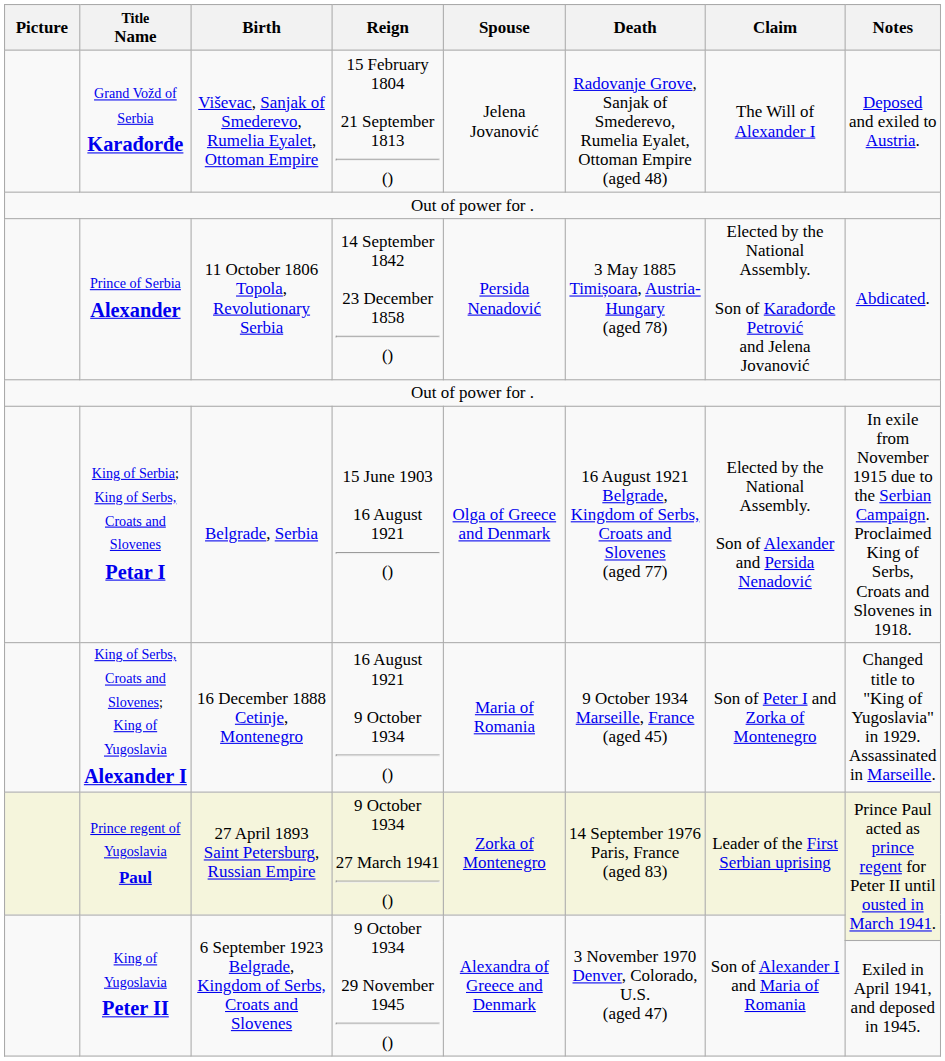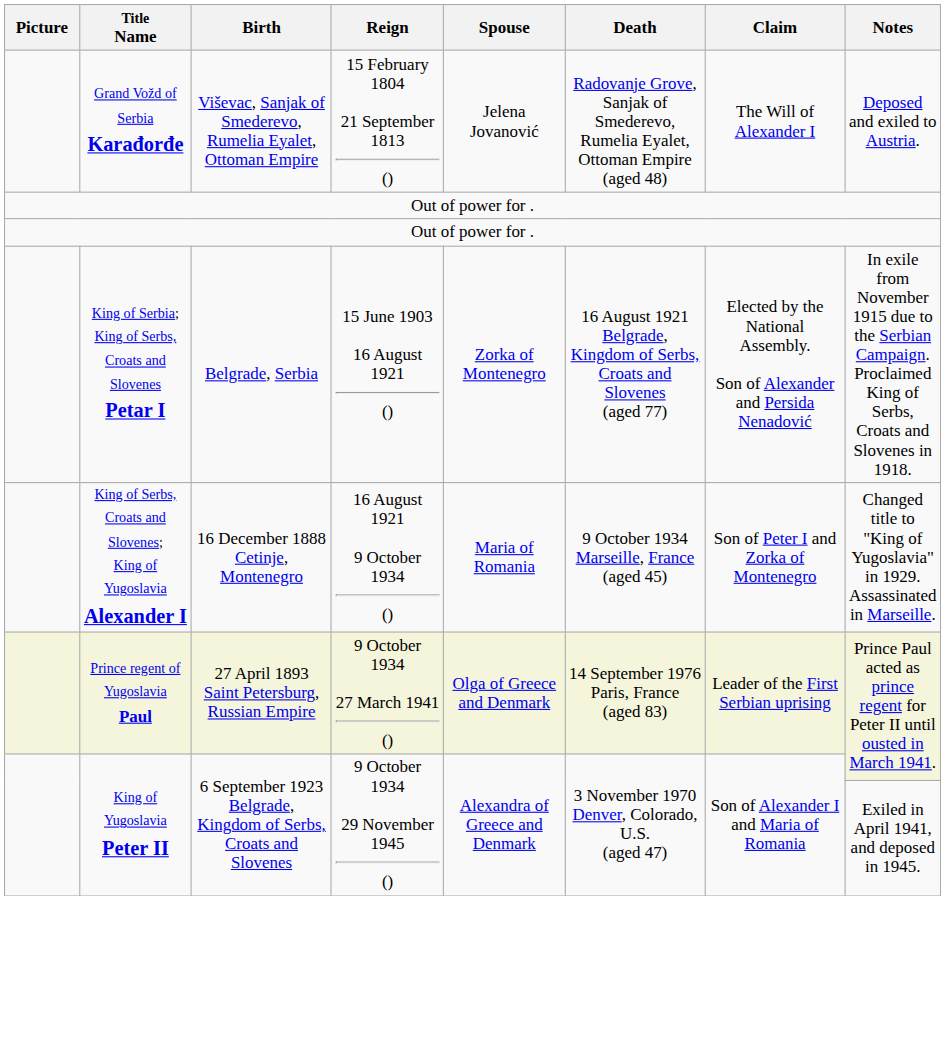- row: (135, 298)
(504, 524) Olga of Greece and Denmark -> (504, 364) Zorka of Montenegro
(504, 853) Zorka of Montenegro -> (504, 693) Olga of Greece and Denmark
